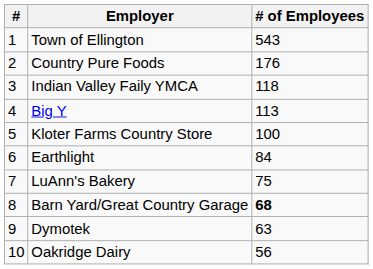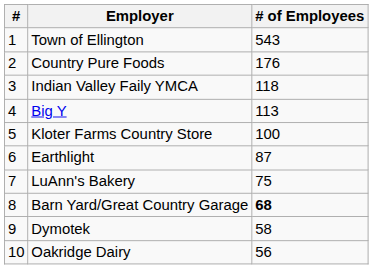(263, 157) 84 -> (263, 157) 87
(263, 228) 63 -> (263, 228) 58
